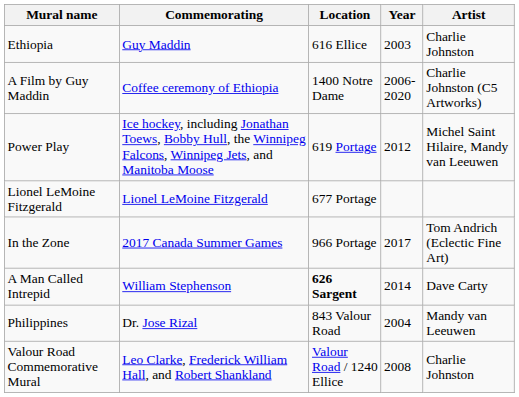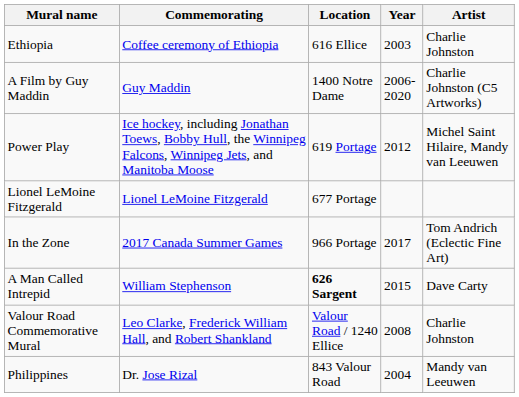(156, 44) Guy Maddin -> (200, 44) Coffee ceremony of Ethiopia
(200, 88) Coffee ceremony of Ethiopia -> (156, 88) Guy Maddin
(398, 286) 2014 -> (398, 286) 2015
rows swapped: (53, 367) <-> (38, 323)
